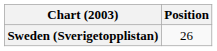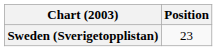(187, 35) 26 -> (187, 35) 23
